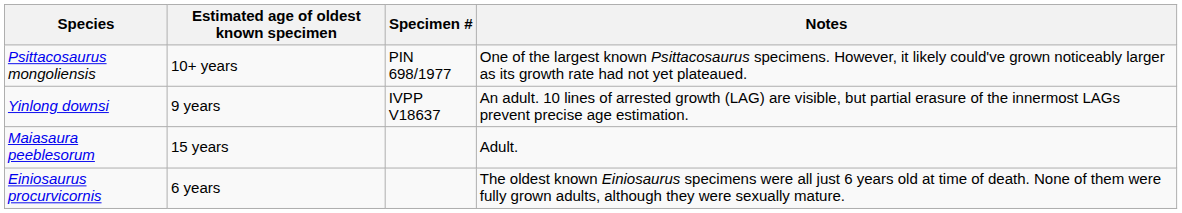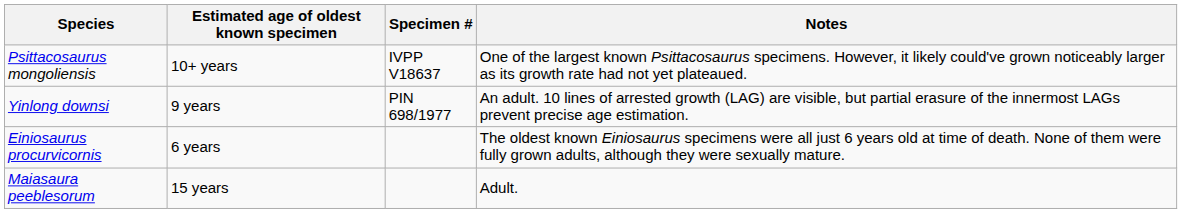(420, 65) PIN 698/1977 -> (415, 65) IVPP V18637
(415, 106) IVPP V18637 -> (420, 106) PIN 698/1977
rows swapped: (55, 187) <-> (51, 147)
